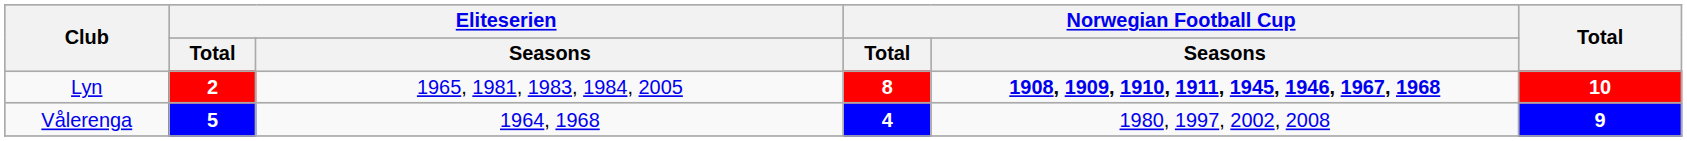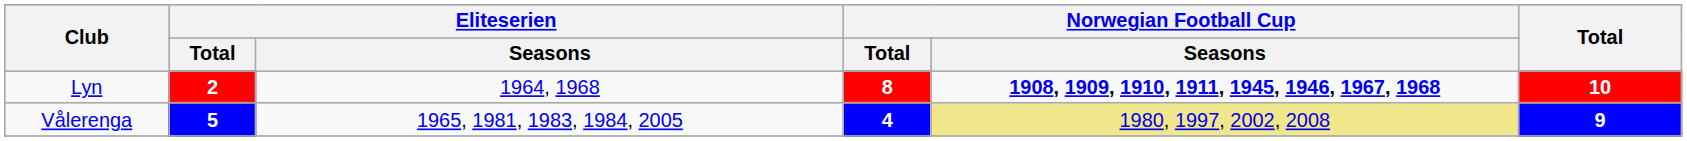(550, 87) 1965, 1981, 1983, 1984, 2005 -> (550, 87) 1964, 1968
(550, 120) 1964, 1968 -> (550, 120) 1965, 1981, 1983, 1984, 2005
(1225, 120) no background -> (1225, 120) khaki background
